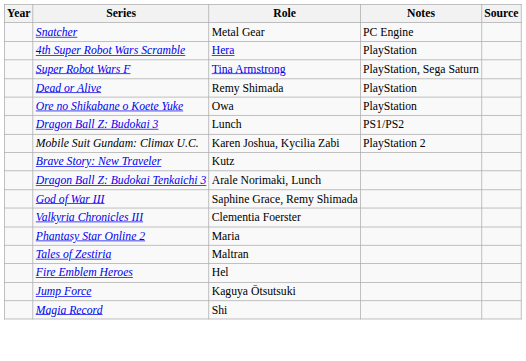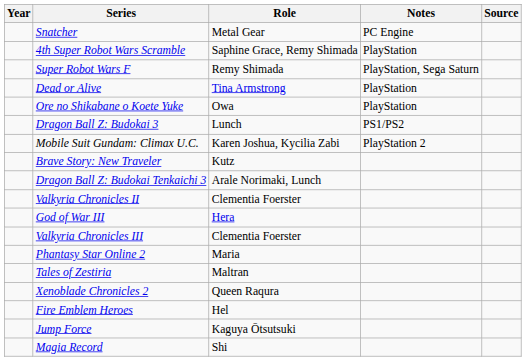(223, 50) Hera -> (285, 50) Saphine Grace, Remy Shimada
(249, 69) Tina Armstrong -> (248, 69) Remy Shimada
(248, 87) Remy Shimada -> (249, 87) Tina Armstrong
+ row: (87, 198)
(285, 198) Saphine Grace, Remy Shimada -> (223, 217) Hera
+ row: (92, 291)
